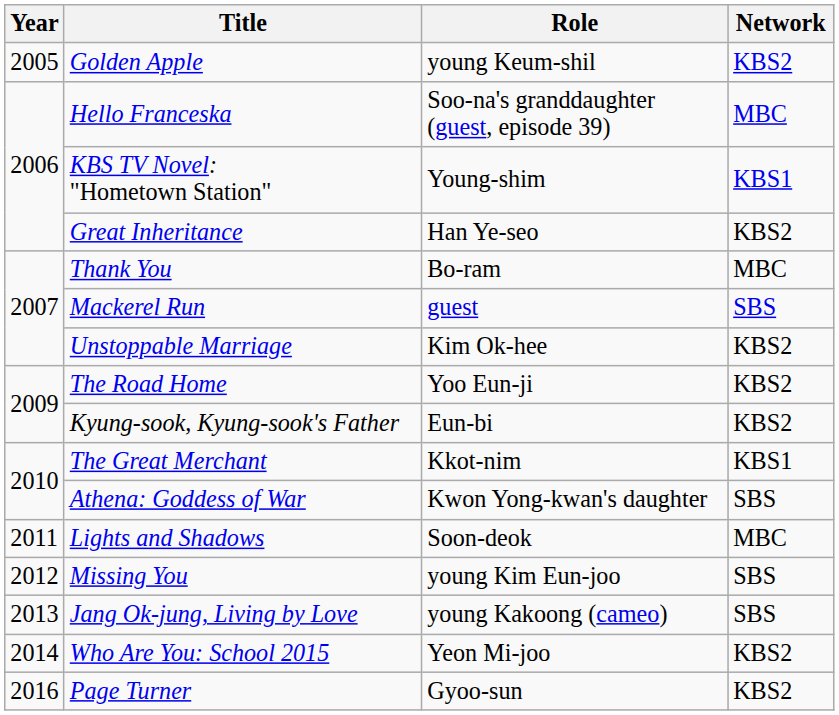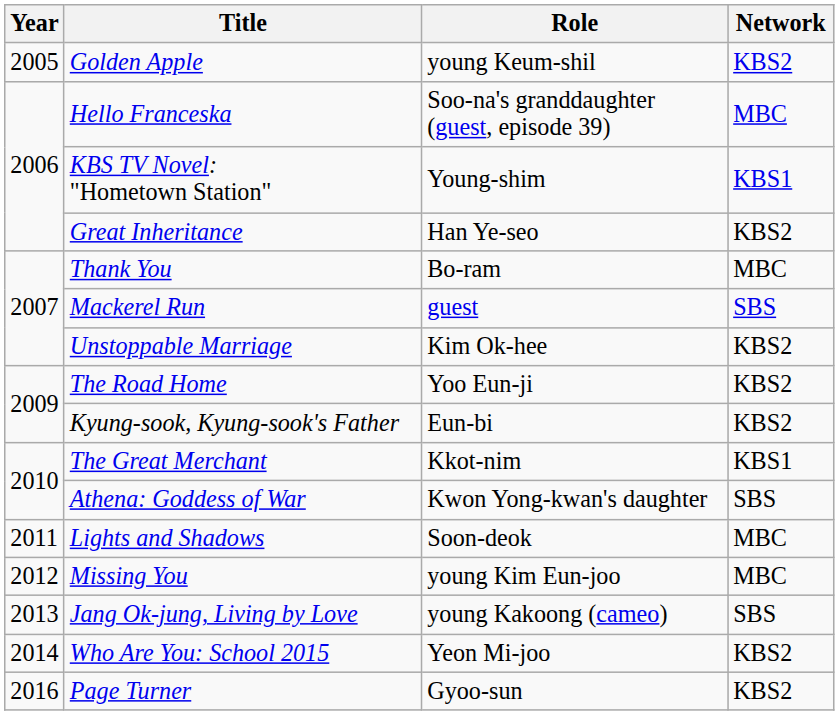(755, 576) SBS -> (760, 576) MBC
